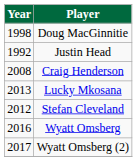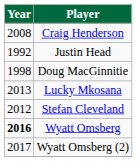rows swapped: (83, 33) <-> (83, 71)
(19, 128) normal -> (19, 128) bold
